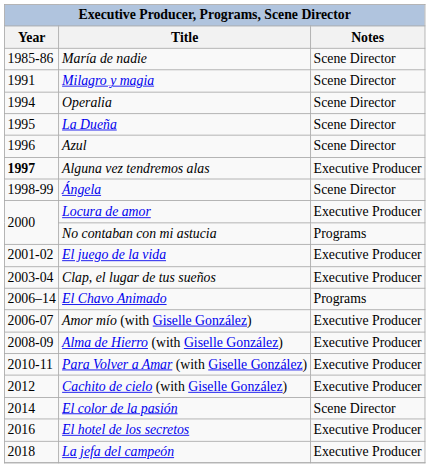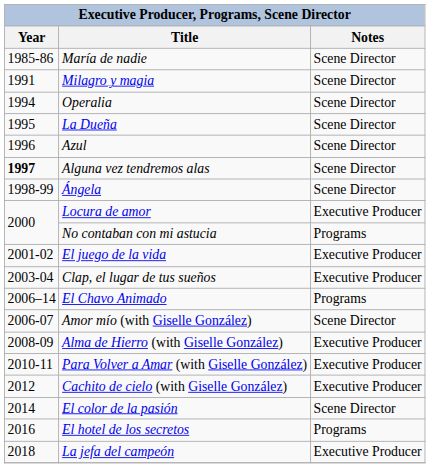(368, 168) Executive Producer -> (355, 168) Scene Director
(368, 320) Executive Producer -> (355, 320) Scene Director
(368, 430) Executive Producer -> (340, 430) Programs
